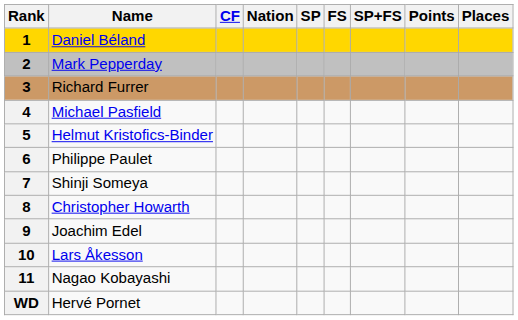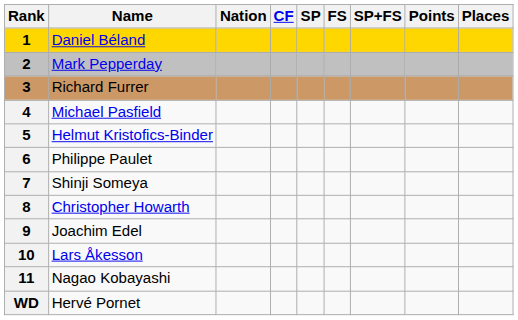columns swapped: (270, 16) <-> (230, 16)
